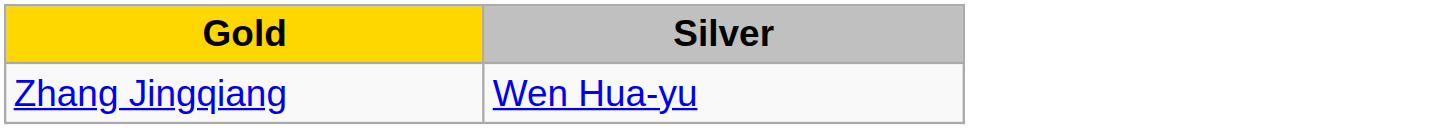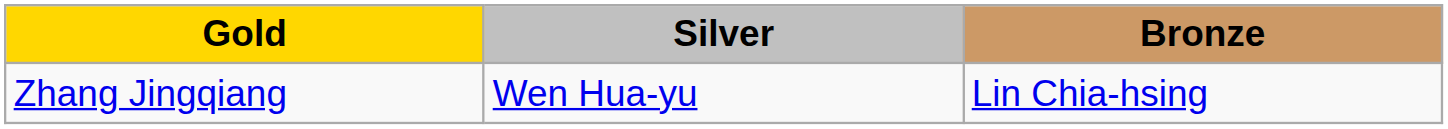+ column: (1203, 33)
